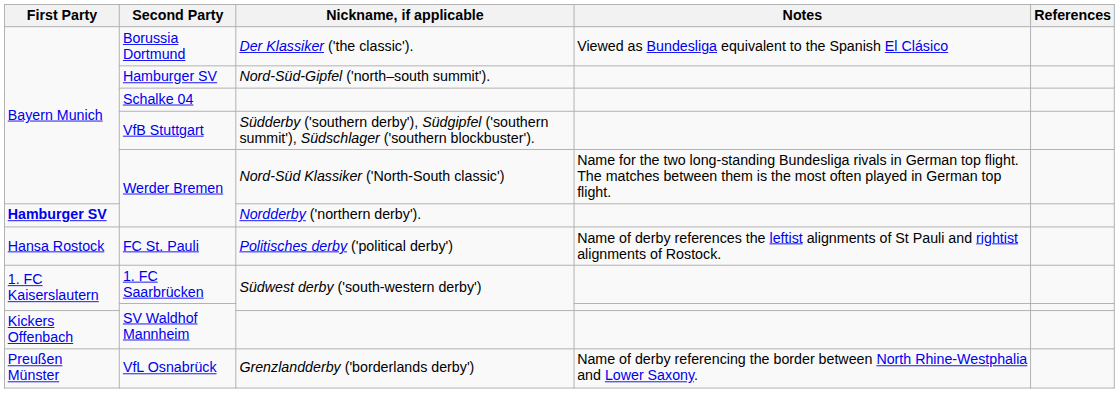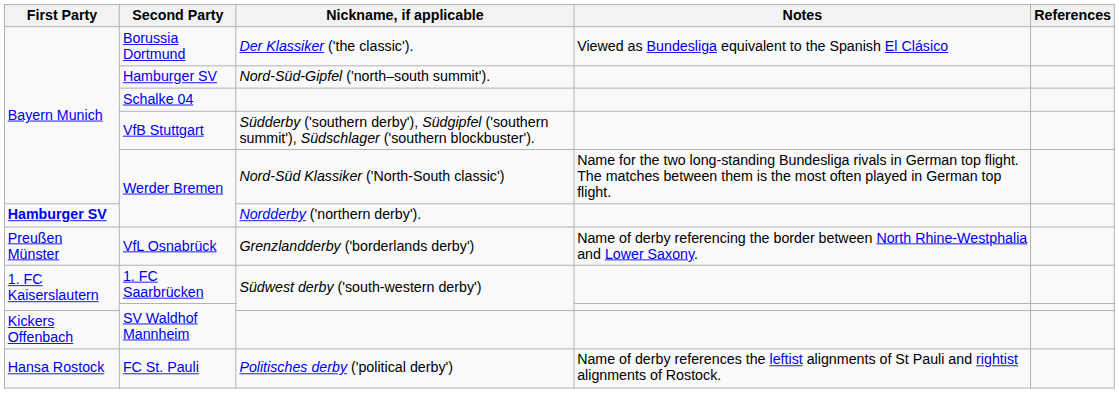rows swapped: (170, 368) <-> (161, 245)
